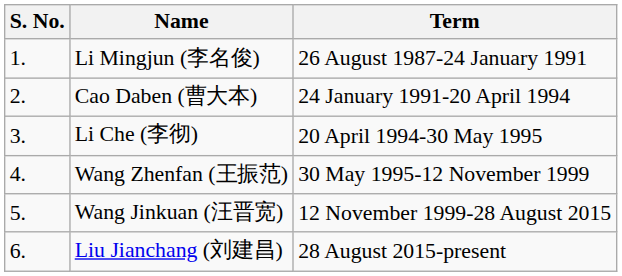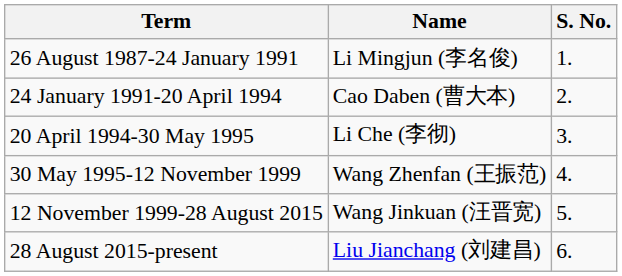columns swapped: (37, 21) <-> (455, 21)
